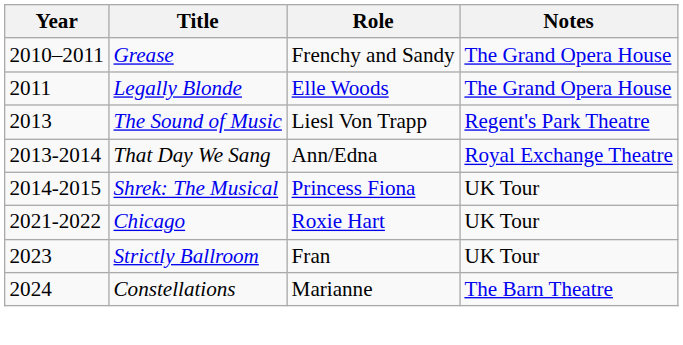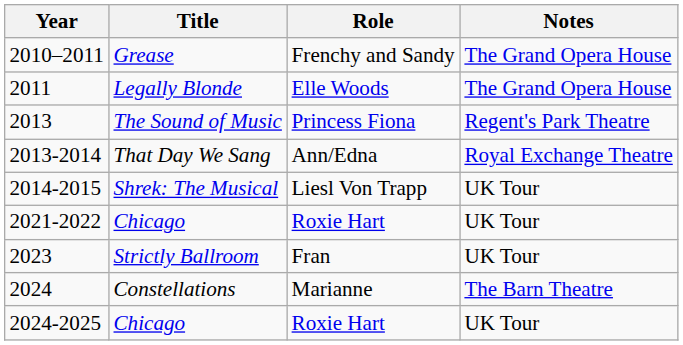(359, 121) Liesl Von Trapp -> (354, 121) Princess Fiona
(354, 188) Princess Fiona -> (359, 188) Liesl Von Trapp
+ row: (55, 322)
